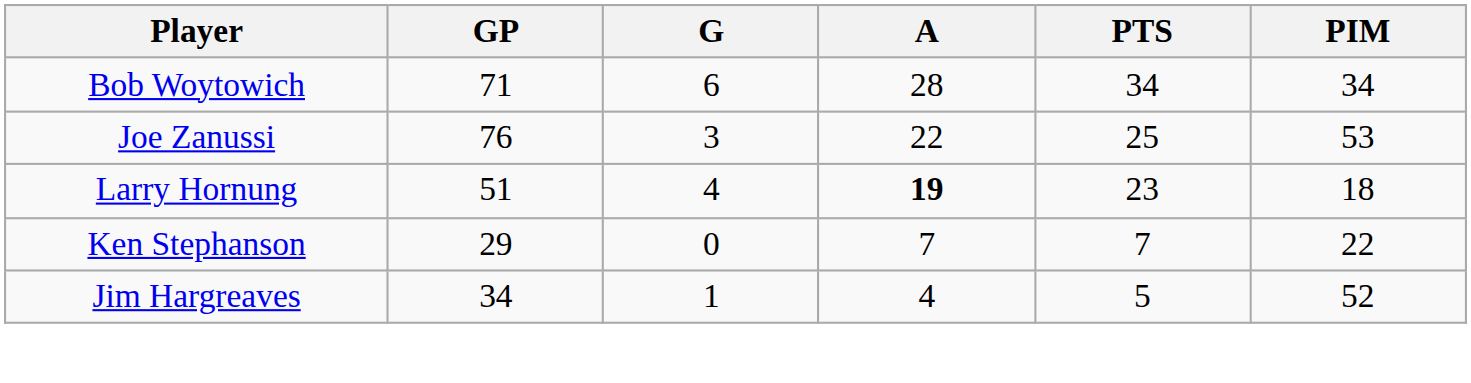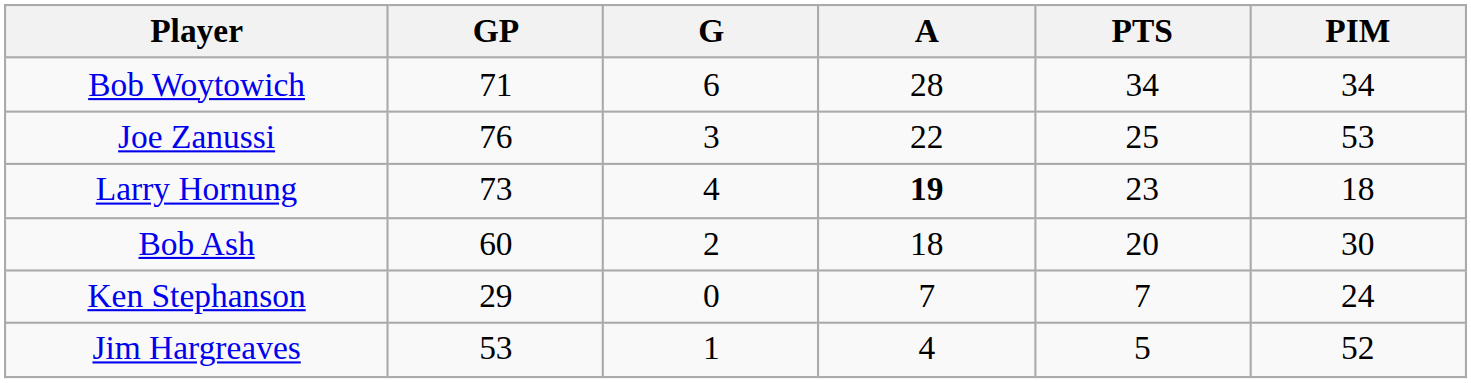(496, 190) 51 -> (496, 190) 73
+ row: (197, 243)
(1358, 243) 22 -> (1358, 296) 24
(496, 296) 34 -> (496, 349) 53
